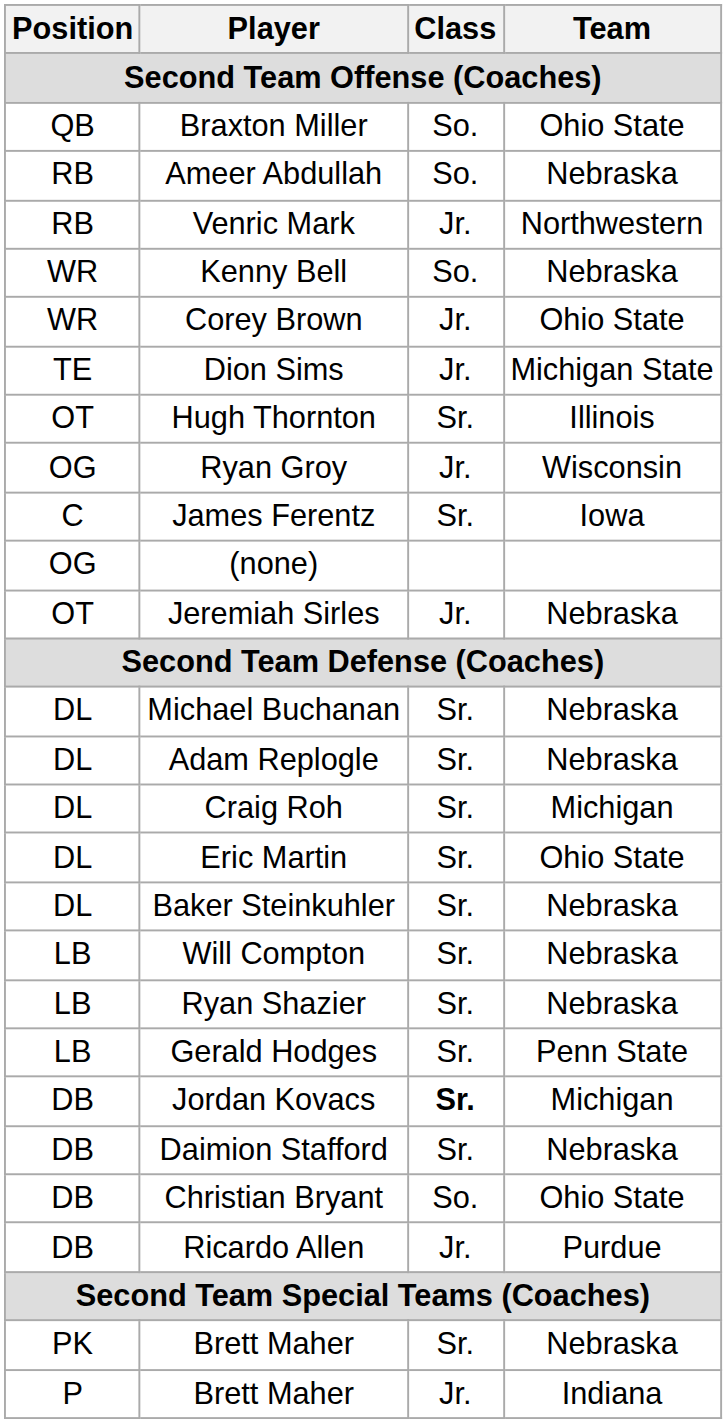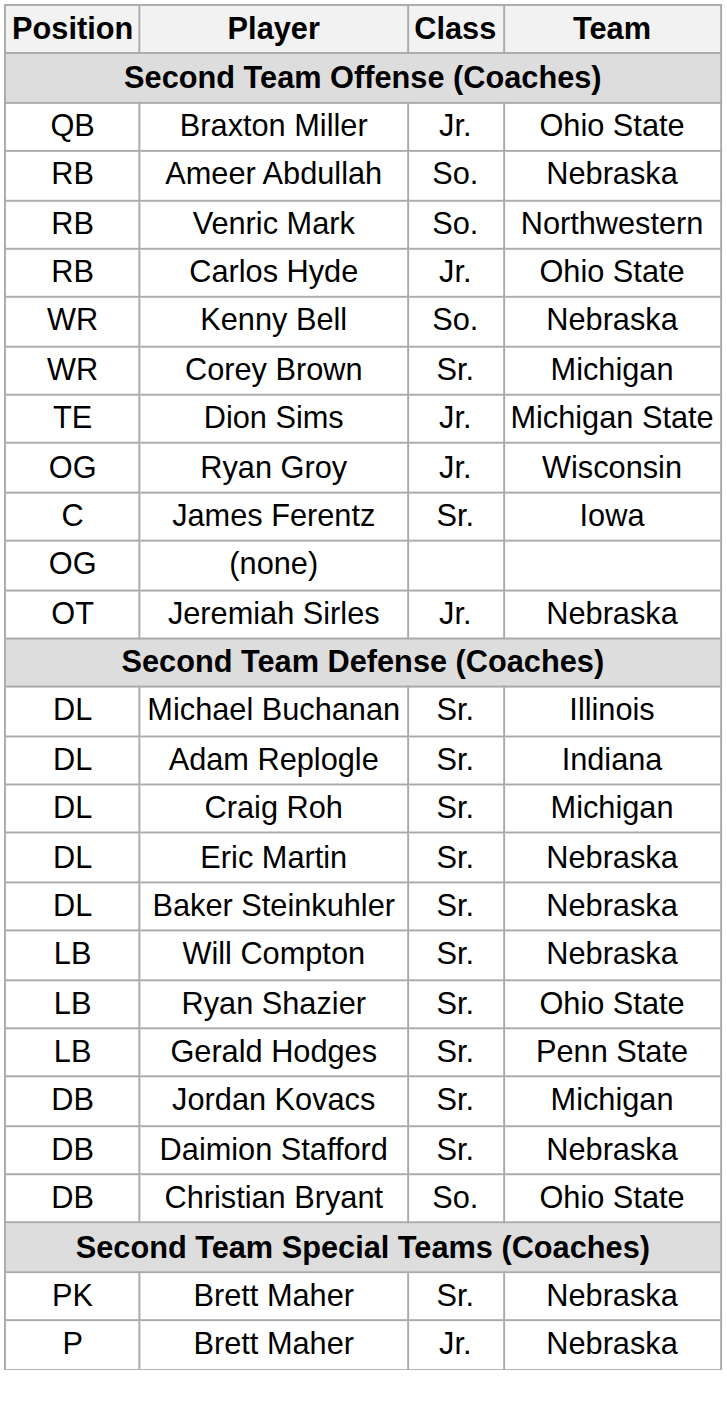(455, 126) So. -> (455, 126) Jr.
(455, 223) Jr. -> (455, 223) So.
+ row: (73, 272)
(455, 321) Jr. -> (455, 369) Sr.
(612, 321) Ohio State -> (612, 369) Michigan
- row: (73, 418)
(612, 710) Nebraska -> (612, 710) Illinois
(612, 759) Nebraska -> (612, 759) Indiana
(612, 857) Ohio State -> (612, 857) Nebraska
(612, 1003) Nebraska -> (612, 1003) Ohio State
(455, 1100) bold -> (455, 1100) normal
- row: (73, 1246)
(612, 1393) Indiana -> (612, 1344) Nebraska
